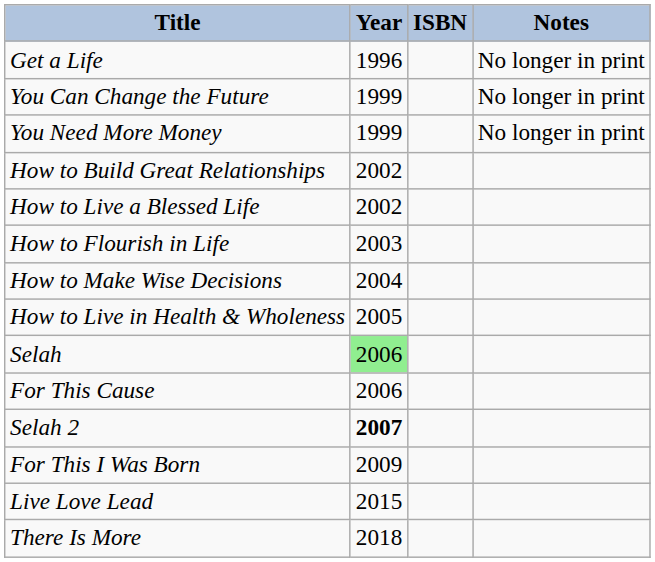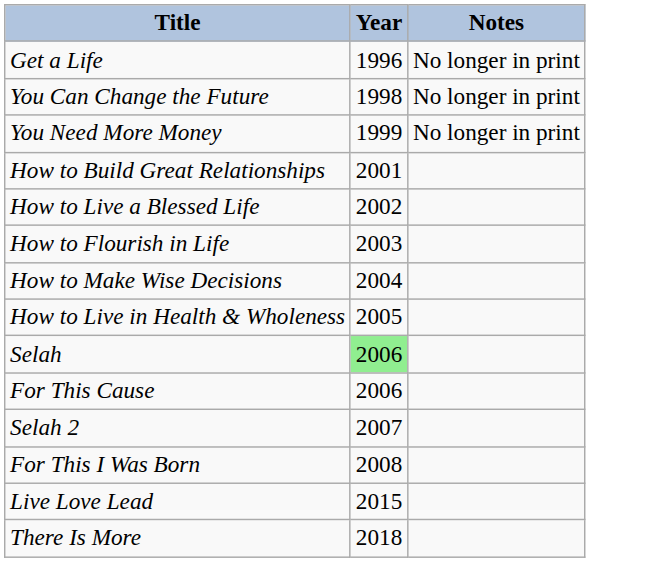- column: (440, 22)
(379, 96) 1999 -> (379, 96) 1998
(379, 170) 2002 -> (379, 170) 2001
(379, 427) bold -> (379, 427) normal
(379, 464) 2009 -> (379, 464) 2008
